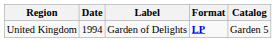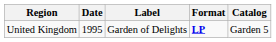(92, 29) 1994 -> (92, 29) 1995
